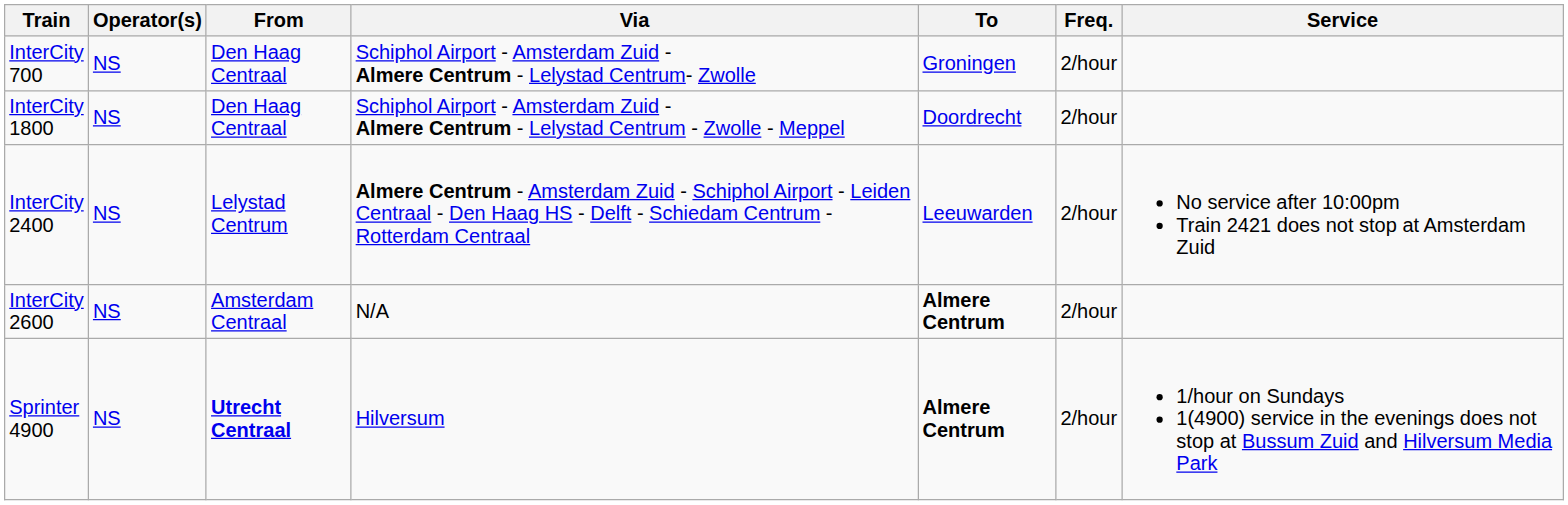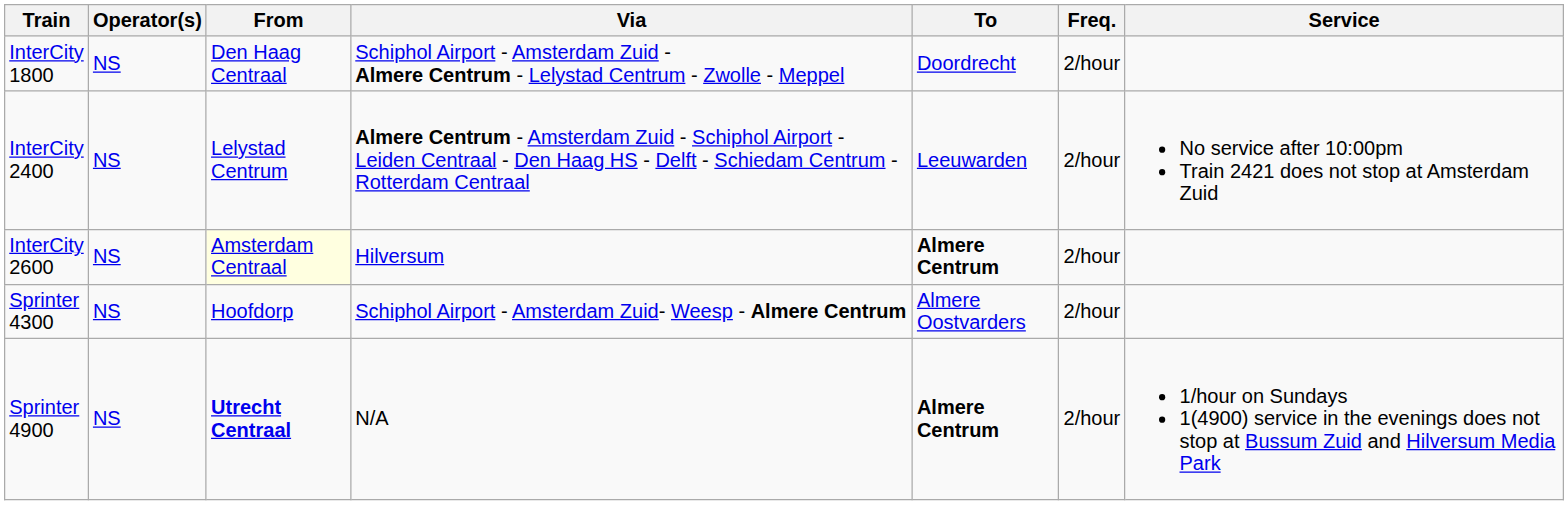- row: (46, 63)
(262, 310) no background -> (262, 256) lightyellow background
(372, 310) N/A -> (400, 256) Hilversum
+ row: (44, 310)
(400, 418) Hilversum -> (372, 418) N/A
